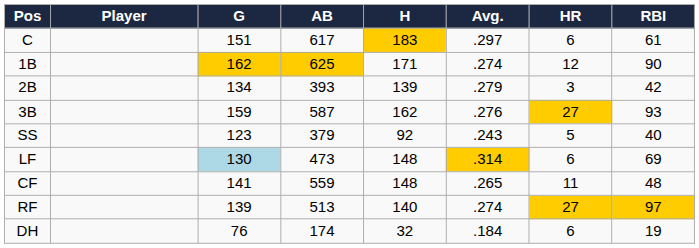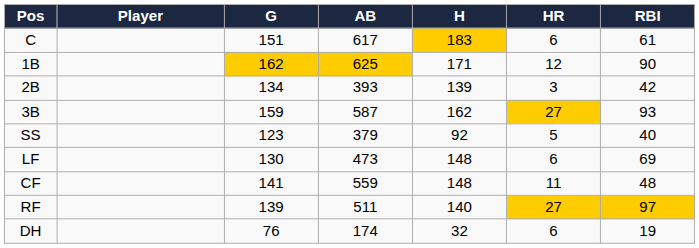- column: (488, 16)
(239, 159) lightblue background -> (271, 159) no background
(322, 207) 513 -> (365, 207) 511
